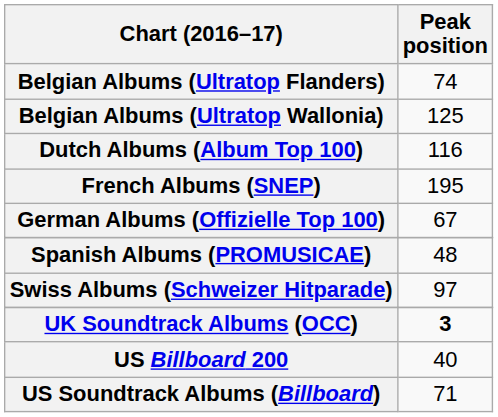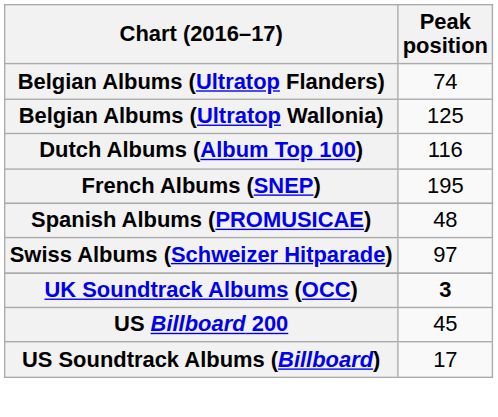- row: (201, 220)
(445, 359) 40 -> (445, 324) 45
(445, 394) 71 -> (445, 359) 17
